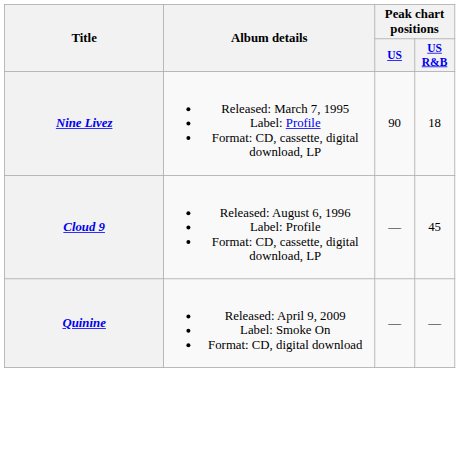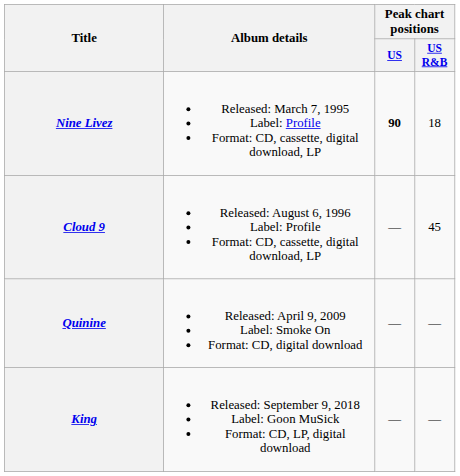(395, 123) normal -> (395, 123) bold
+ row: (84, 419)
